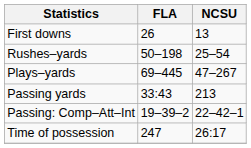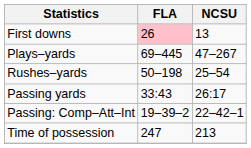(148, 34) no background -> (148, 34) pink background
rows swapped: (41, 73) <-> (47, 53)
(205, 93) 213 -> (211, 93) 26:17
(211, 133) 26:17 -> (205, 133) 213
